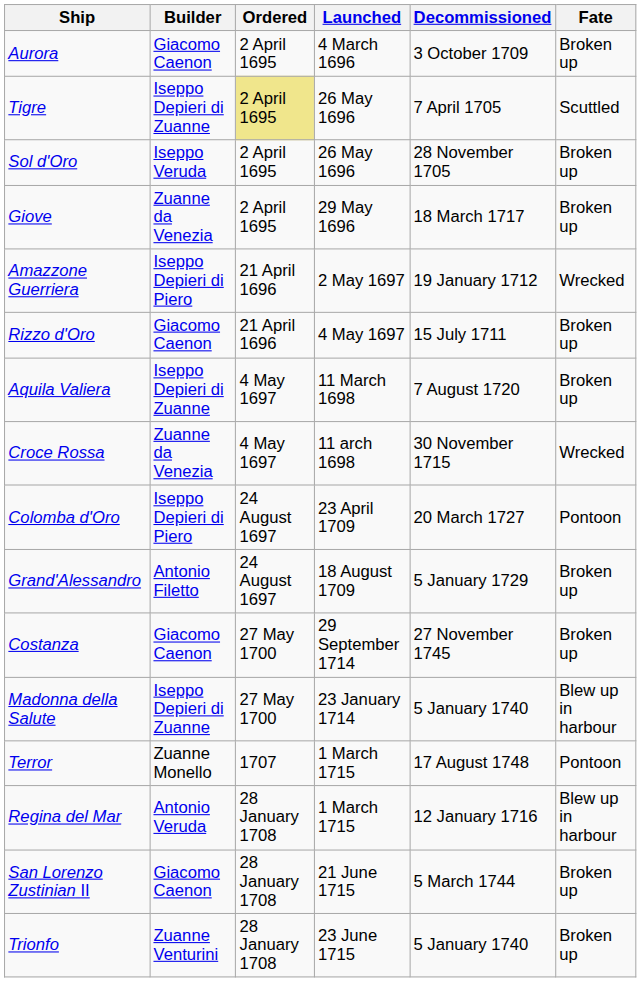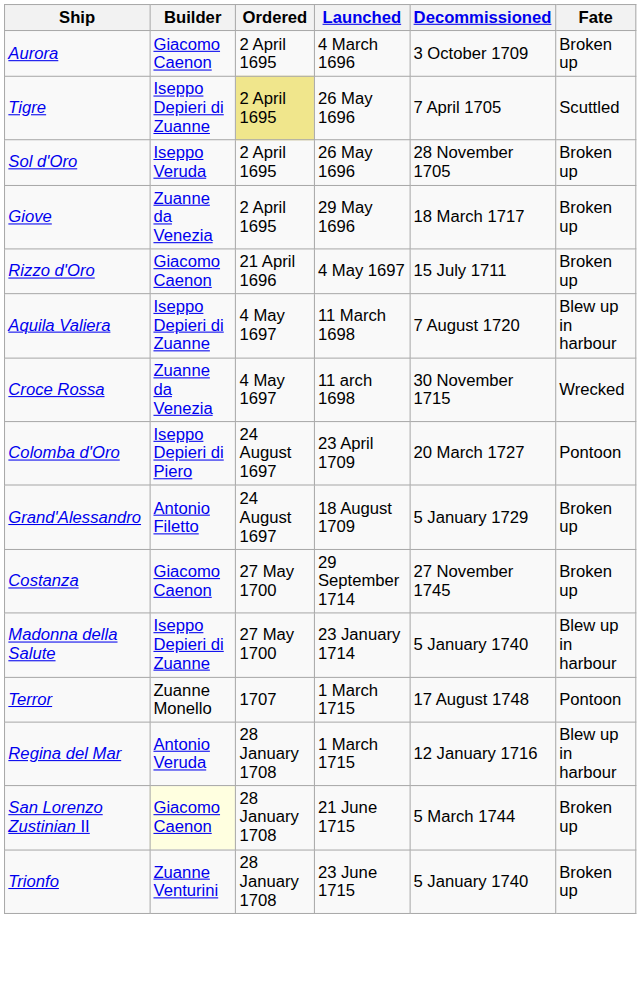- row: (48, 280)
(586, 389) Broken up -> (589, 325) Blew up in harbour
(187, 881) no background -> (187, 817) lightyellow background
